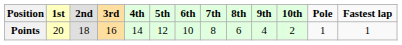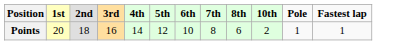- column: (264, 12)
